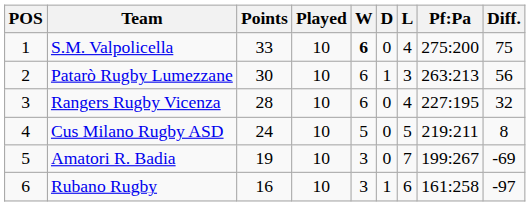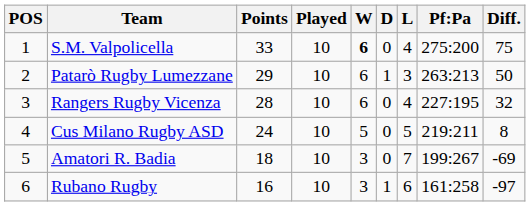(264, 74) 30 -> (264, 74) 29
(504, 74) 56 -> (504, 74) 50
(264, 158) 19 -> (264, 158) 18
